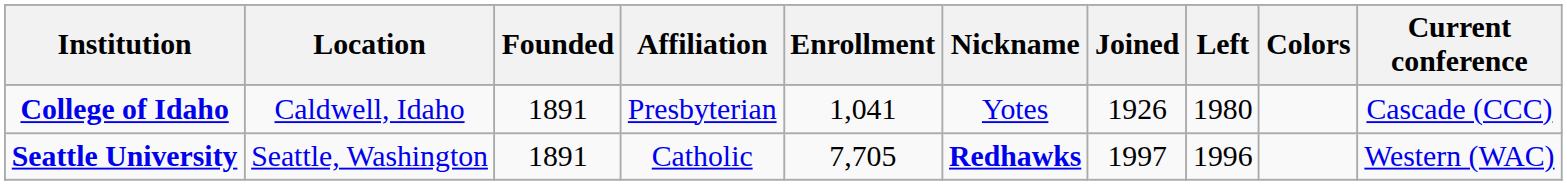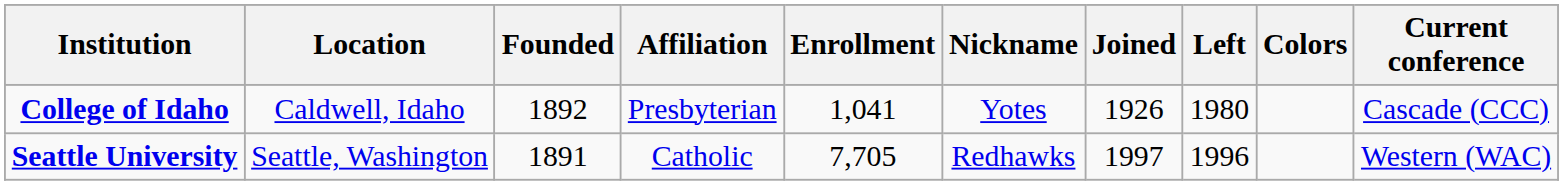(558, 108) 1891 -> (558, 108) 1892
(1015, 155) bold -> (1013, 155) normal
